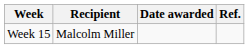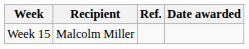columns swapped: (177, 14) <-> (230, 14)
